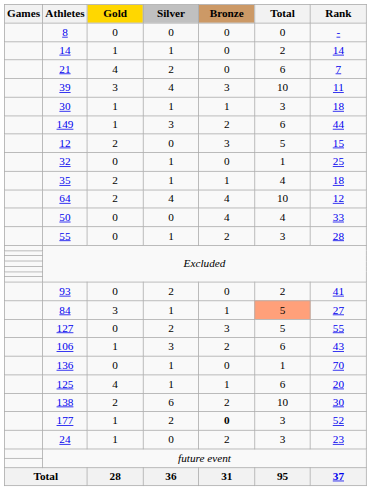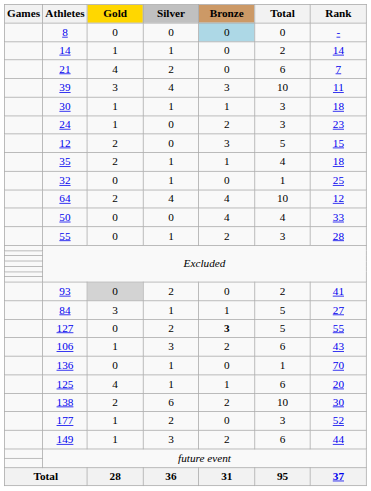(227, 32) no background -> (227, 32) lightblue background
rows swapped: (65, 440) <-> (65, 125)
rows swapped: (65, 162) <-> (65, 180)
(115, 291) no background -> (115, 291) lightgrey background
(283, 310) lightsalmon background -> (283, 310) no background
(227, 328) normal -> (227, 328) bold
(227, 421) bold -> (227, 421) normal
